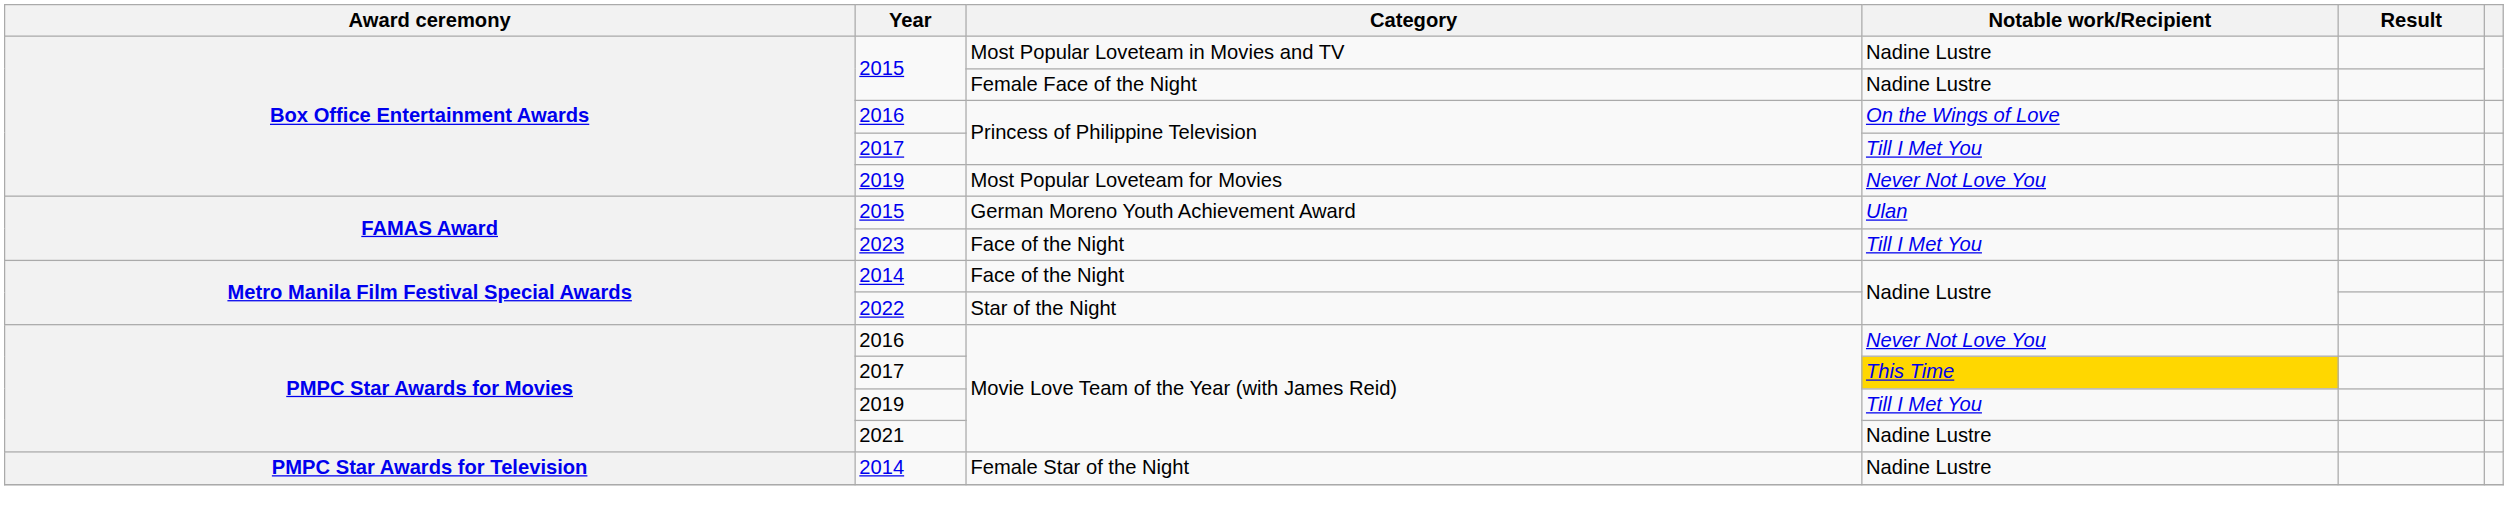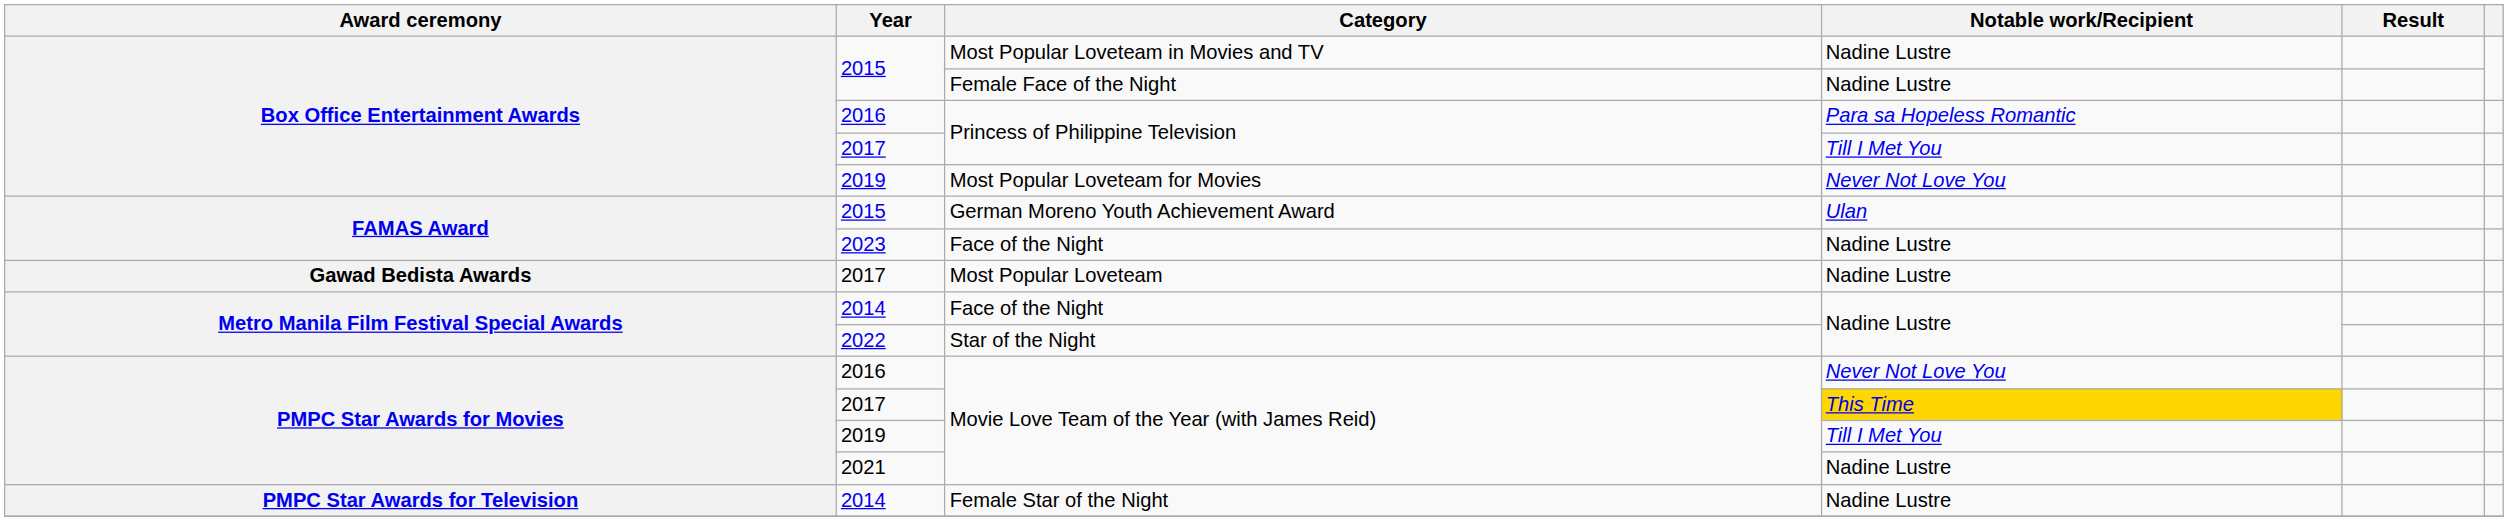(1963, 116) On the Wings of Love -> (1951, 116) Para sa Hopeless Romantic
(1924, 244) Till I Met You -> (1888, 244) Nadine Lustre
+ row: (863, 276)
